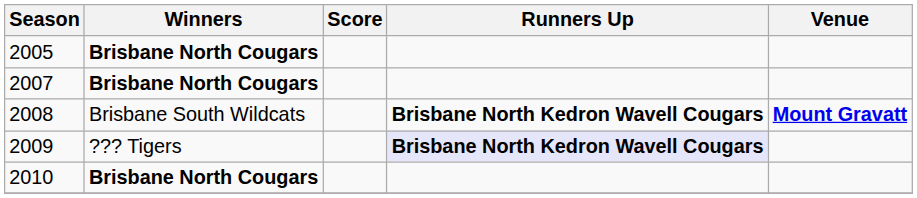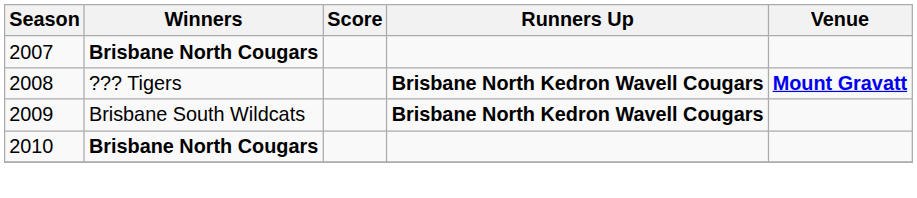- row: (31, 51)
(197, 114) Brisbane South Wildcats -> (135, 83) ??? Tigers
(135, 146) ??? Tigers -> (197, 114) Brisbane South Wildcats
(578, 146) lavender background -> (578, 114) no background
